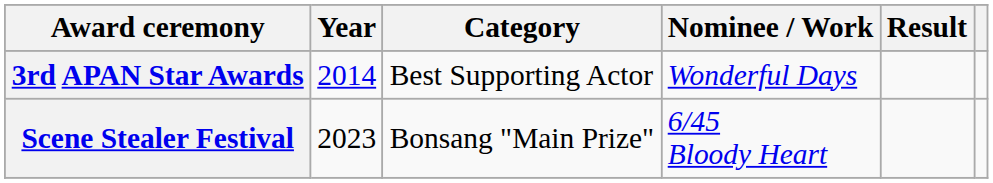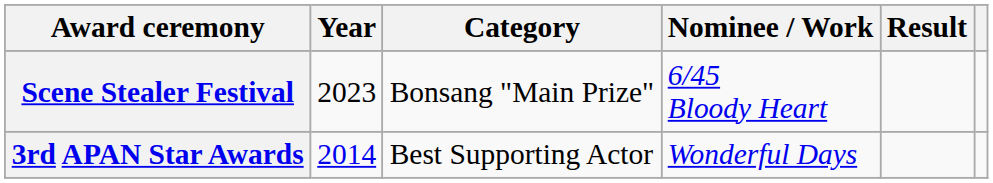rows swapped: (158, 74) <-> (158, 137)
